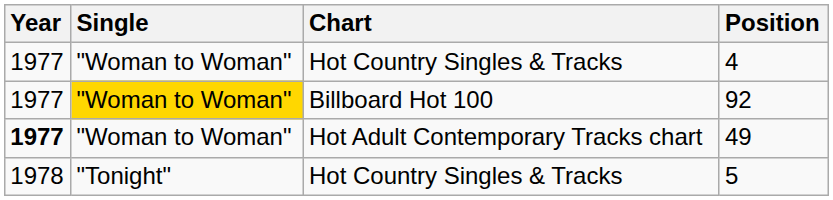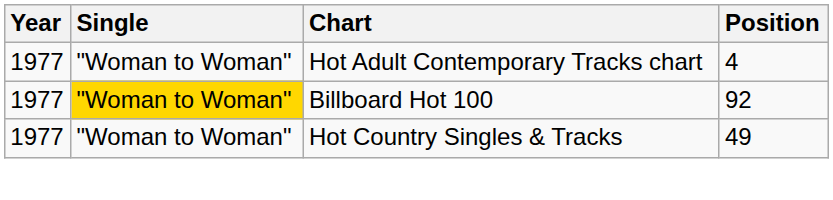(466, 61) Hot Country Singles & Tracks -> (506, 61) Hot Adult Contemporary Tracks chart
(37, 137) bold -> (37, 137) normal
(506, 137) Hot Adult Contemporary Tracks chart -> (466, 137) Hot Country Singles & Tracks
- row: (732, 175)
